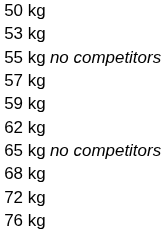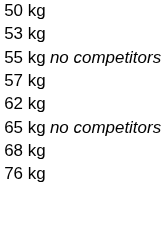- row: (25, 103)
- row: (25, 197)
